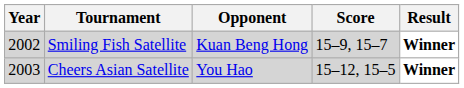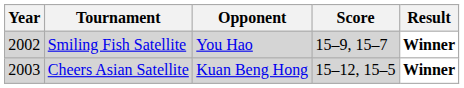(252, 44) Kuan Beng Hong -> (225, 44) You Hao
(225, 70) You Hao -> (252, 70) Kuan Beng Hong
